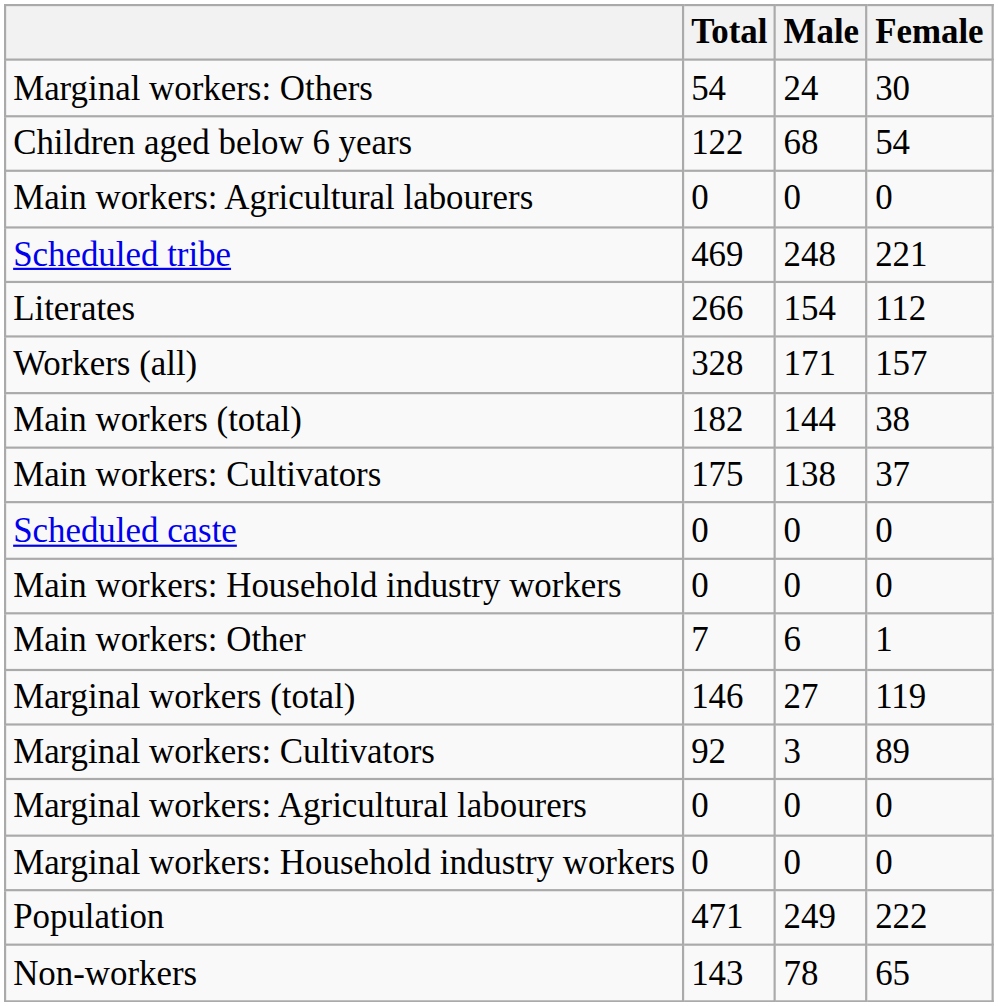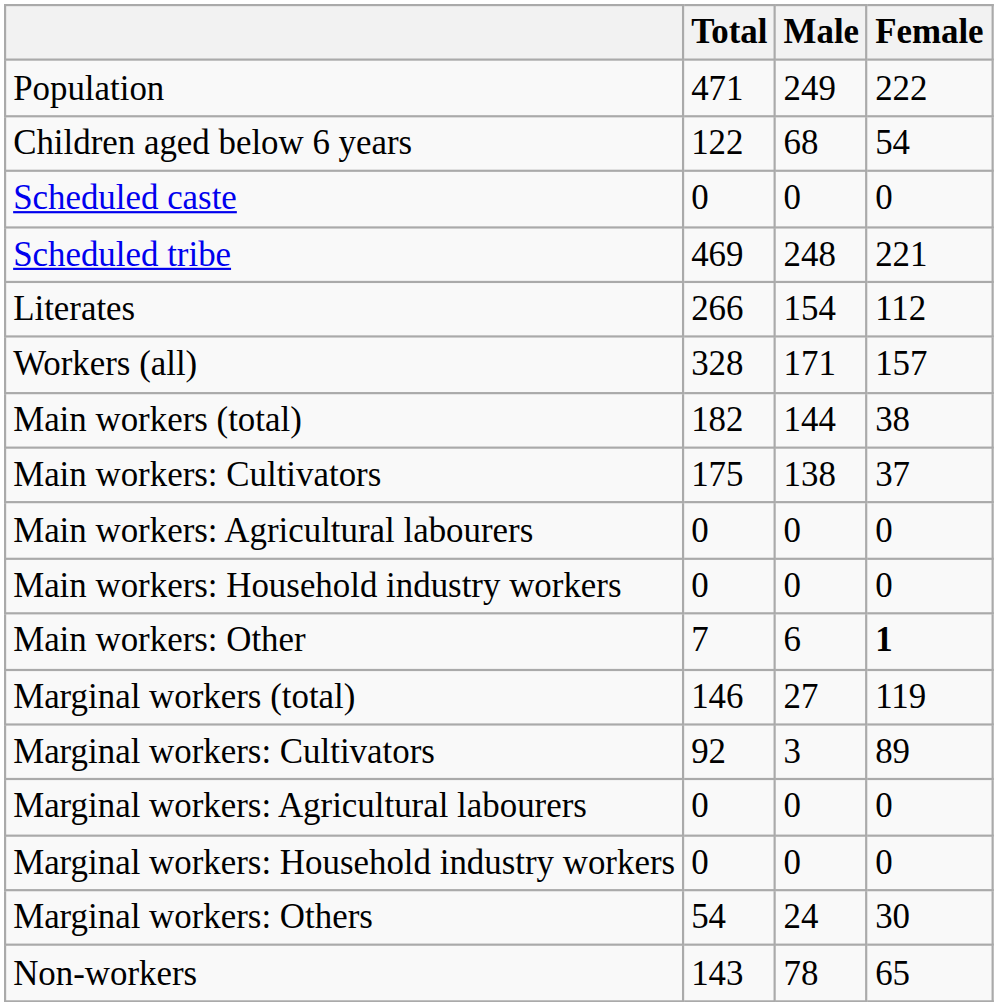rows swapped: (89, 917) <-> (193, 87)
rows swapped: (125, 530) <-> (273, 198)
(884, 640) normal -> (884, 640) bold
